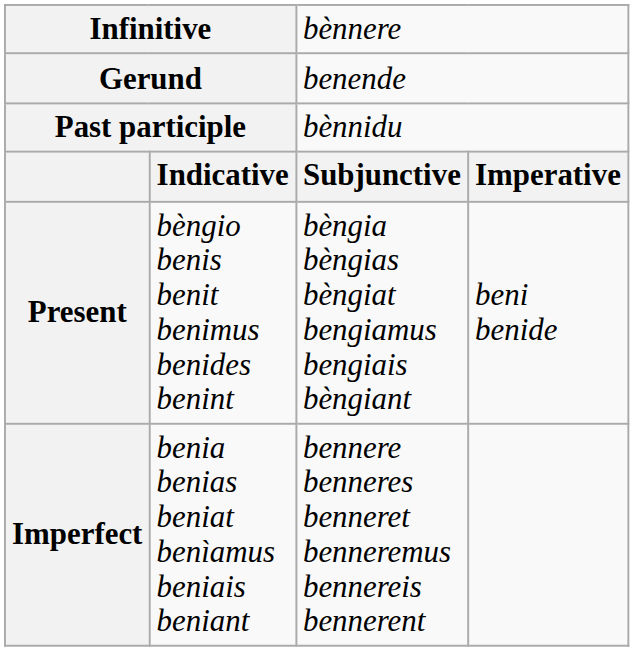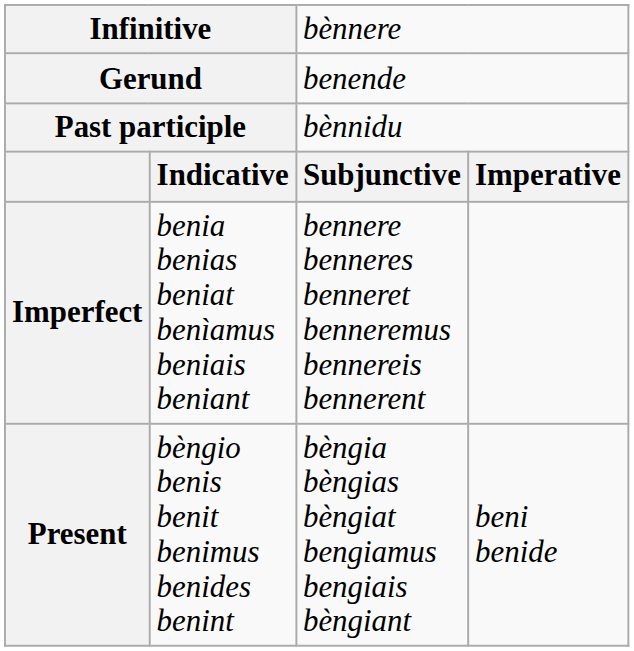rows swapped: (77, 311) <-> (77, 534)
